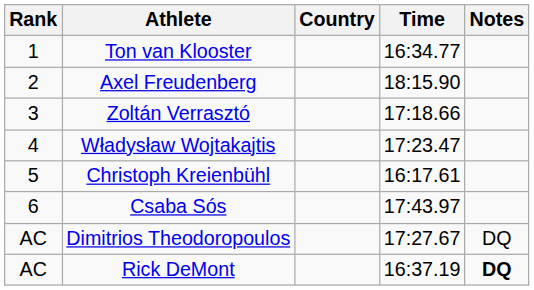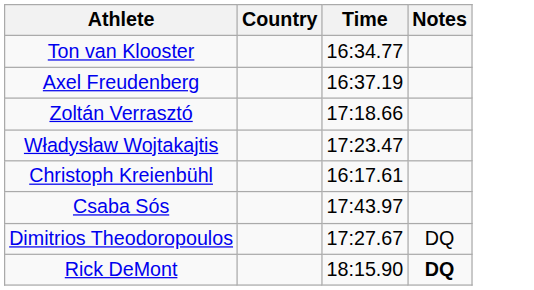- column: (33, 20)
(422, 82) 18:15.90 -> (365, 82) 16:37.19
(422, 269) 16:37.19 -> (365, 269) 18:15.90
